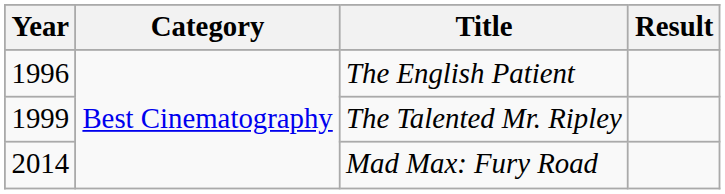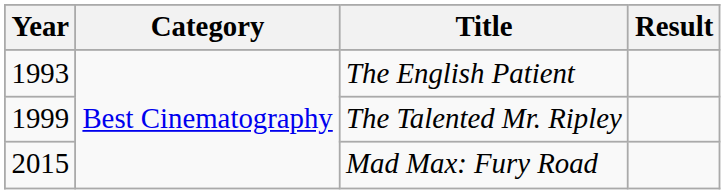(40, 73) 1996 -> (40, 73) 1993
(40, 164) 2014 -> (40, 164) 2015
